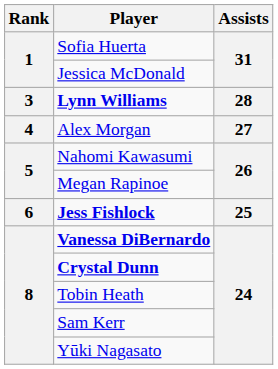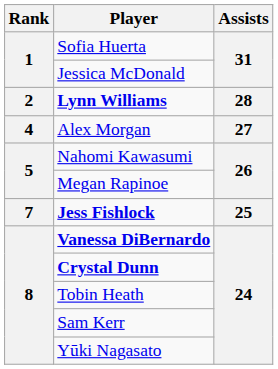(29, 101) 3 -> (29, 101) 2
(29, 211) 6 -> (29, 211) 7
